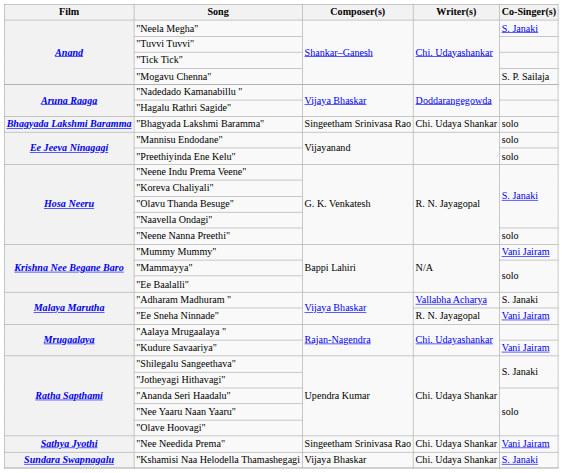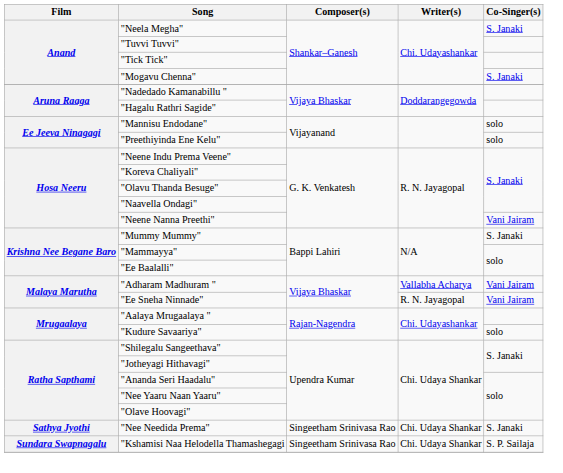(526, 76) S. P. Sailaja -> (505, 76) S. Janaki
- row: (200, 124)
(510, 236) solo -> (510, 220) Vani Jairam
(526, 252) Vani Jairam -> (505, 236) S. Janaki
(520, 300) S. Janaki -> (510, 284) Vani Jairam
(526, 348) Vani Jairam -> (495, 332) solo
(526, 444) Vani Jairam -> (505, 428) S. Janaki
(335, 460) Vijaya Bhaskar -> (342, 444) Singeetham Srinivasa Rao
(520, 460) S. Janaki -> (510, 444) S. P. Sailaja
